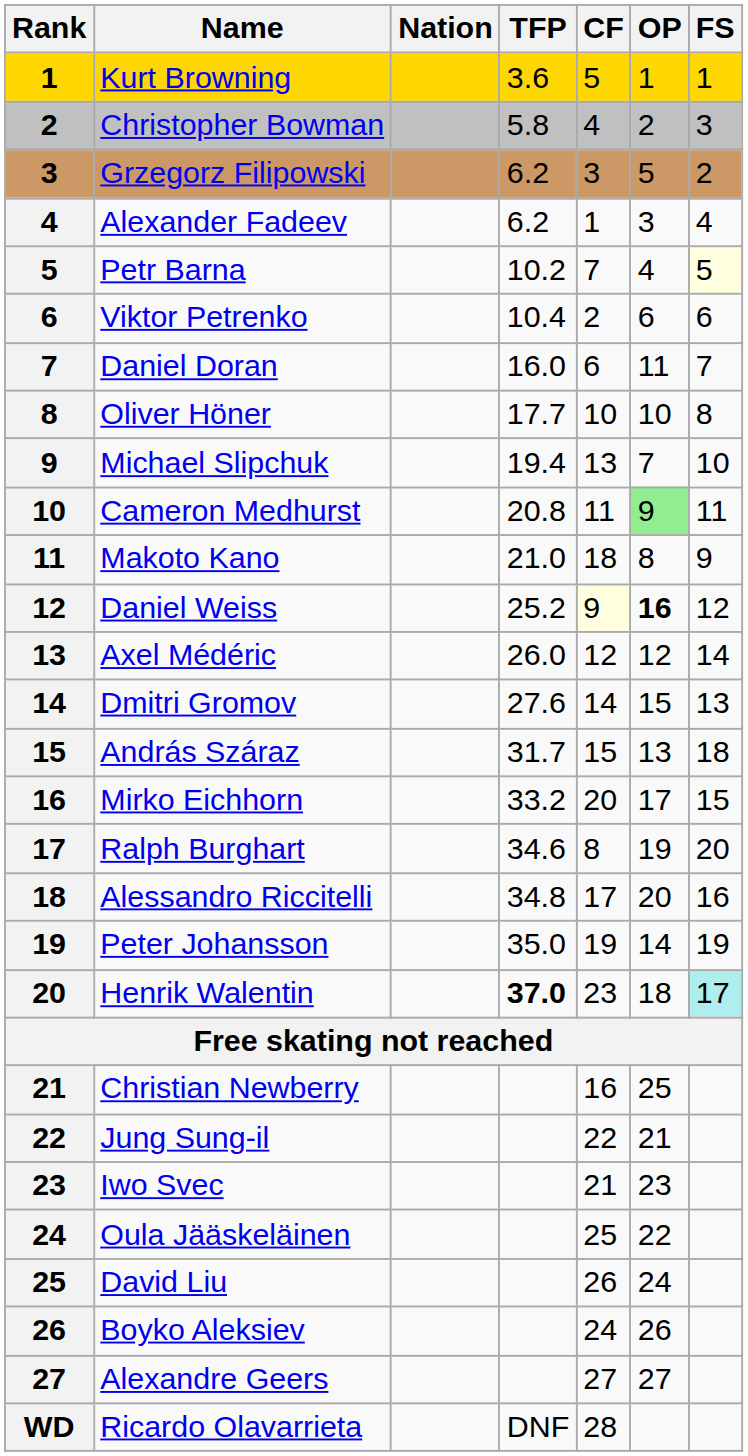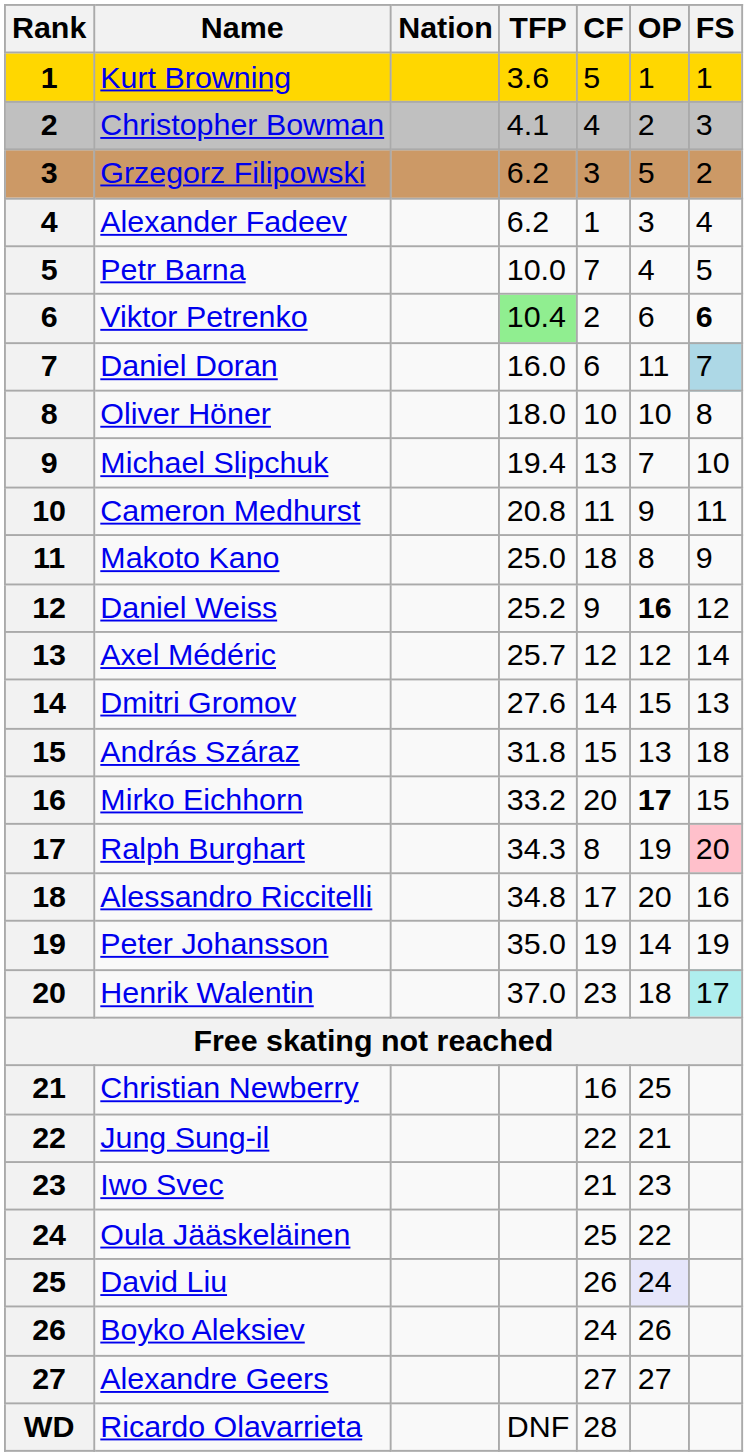(528, 125) 5.8 -> (528, 125) 4.1
(536, 269) 10.2 -> (536, 269) 10.0
(704, 269) lightyellow background -> (704, 269) no background
(536, 317) no background -> (536, 317) lightgreen background
(704, 317) normal -> (704, 317) bold
(704, 366) no background -> (704, 366) lightblue background
(536, 414) 17.7 -> (536, 414) 18.0
(646, 510) lightgreen background -> (646, 510) no background
(536, 558) 21.0 -> (536, 558) 25.0
(592, 607) lightyellow background -> (592, 607) no background
(536, 655) 26.0 -> (536, 655) 25.7
(536, 751) 31.7 -> (536, 751) 31.8
(655, 800) normal -> (655, 800) bold
(536, 848) 34.6 -> (536, 848) 34.3
(713, 848) no background -> (713, 848) pink background
(536, 992) bold -> (536, 992) normal
(655, 1282) no background -> (655, 1282) lavender background
